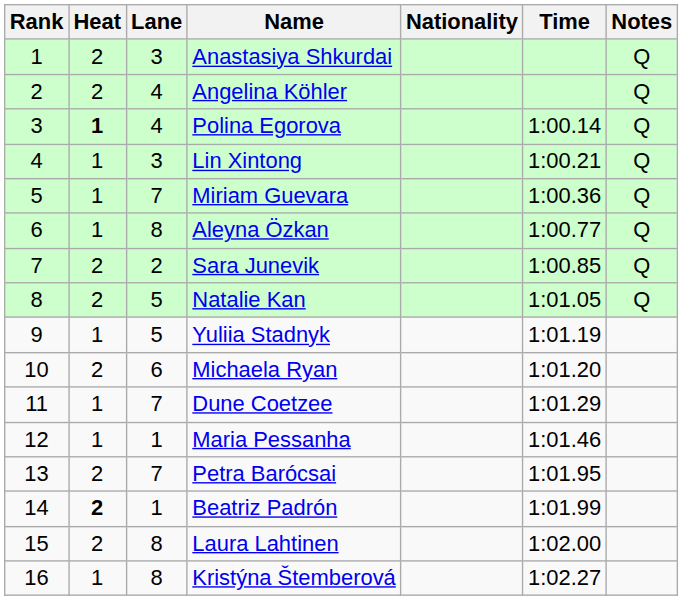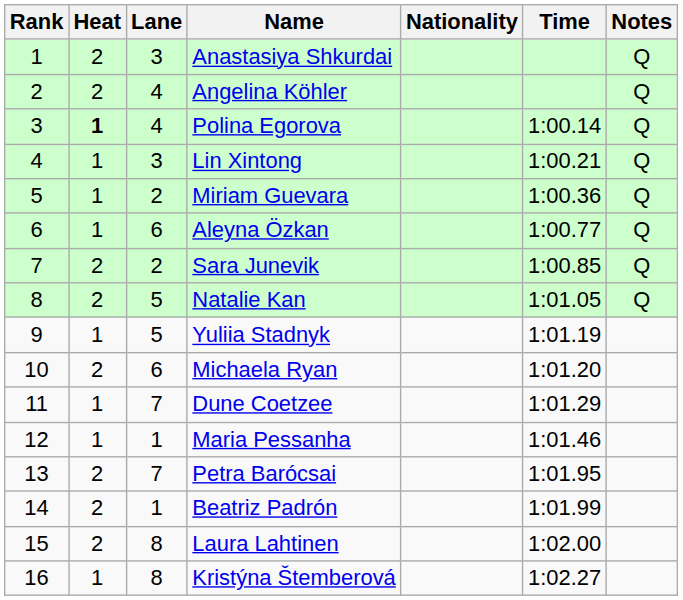(157, 195) 7 -> (157, 195) 2
(157, 230) 8 -> (157, 230) 6
(97, 508) bold -> (97, 508) normal
